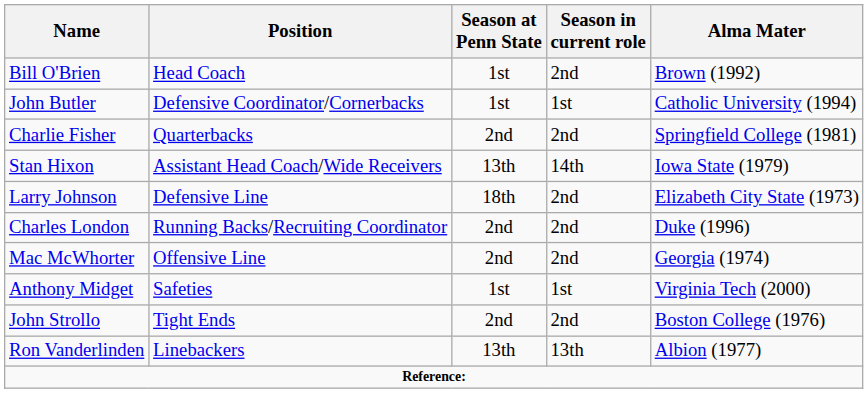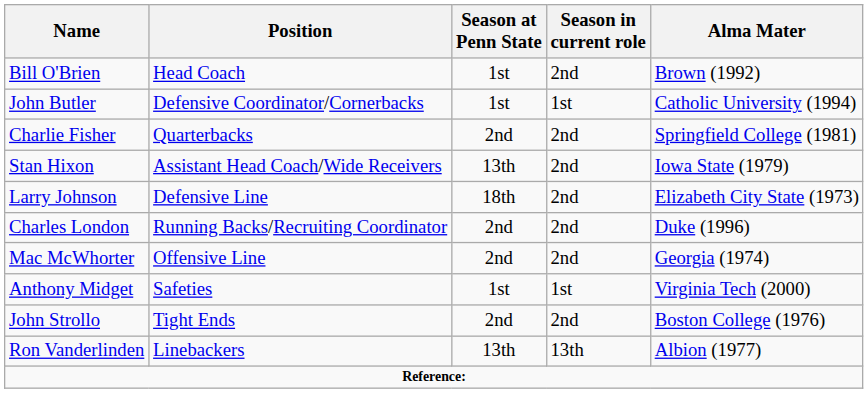(567, 165) 14th -> (565, 165) 2nd
